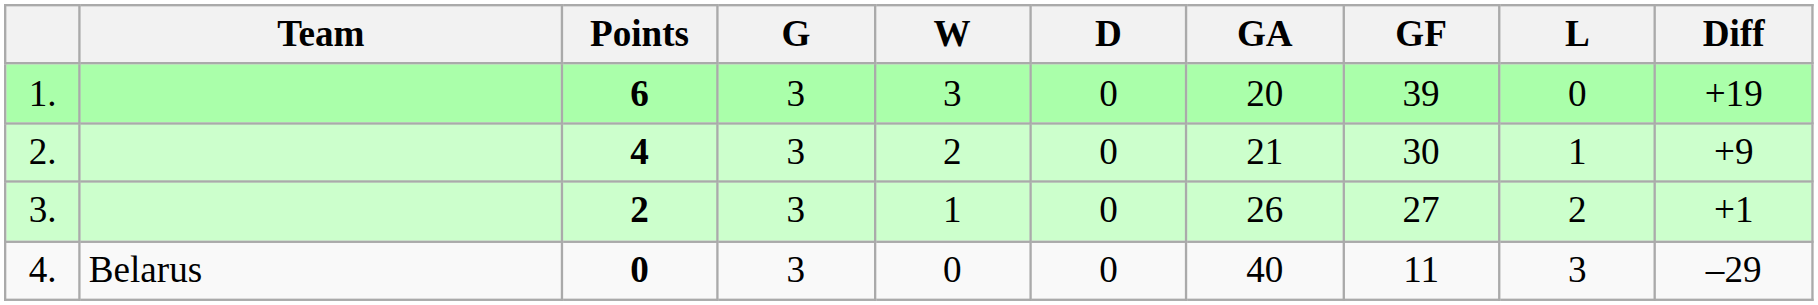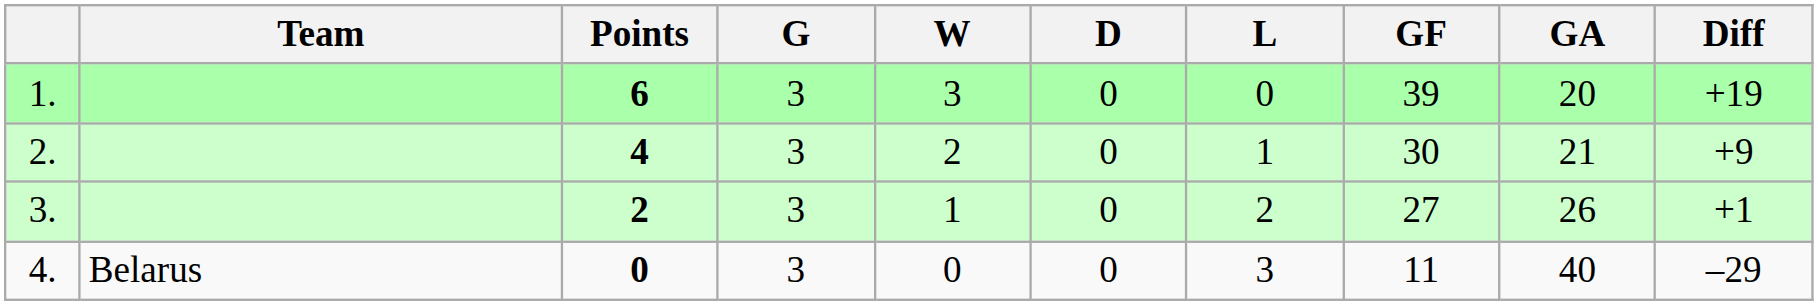columns swapped: (1577, 33) <-> (1265, 33)
